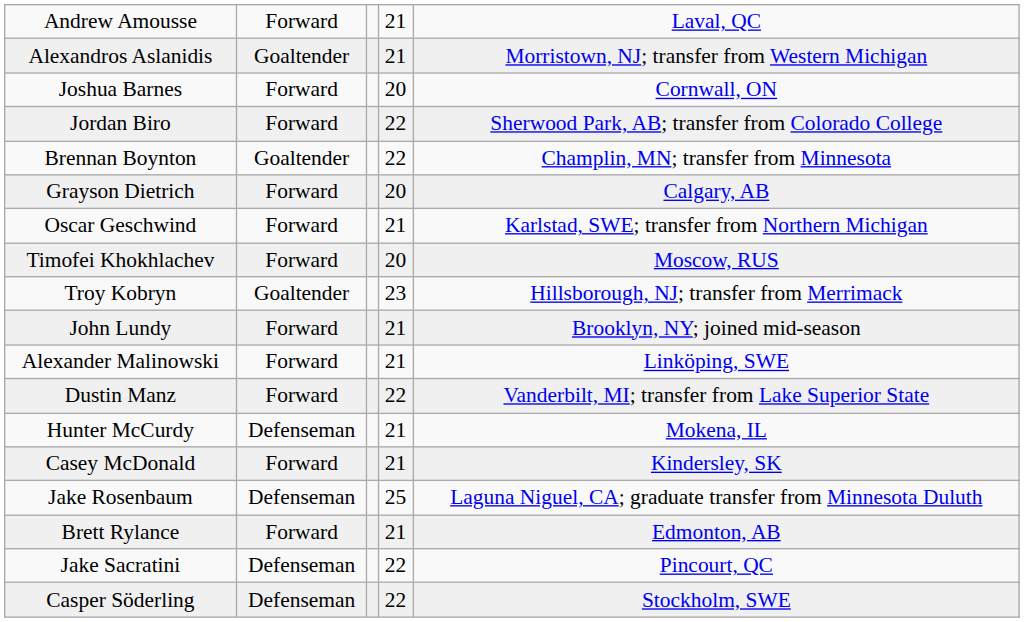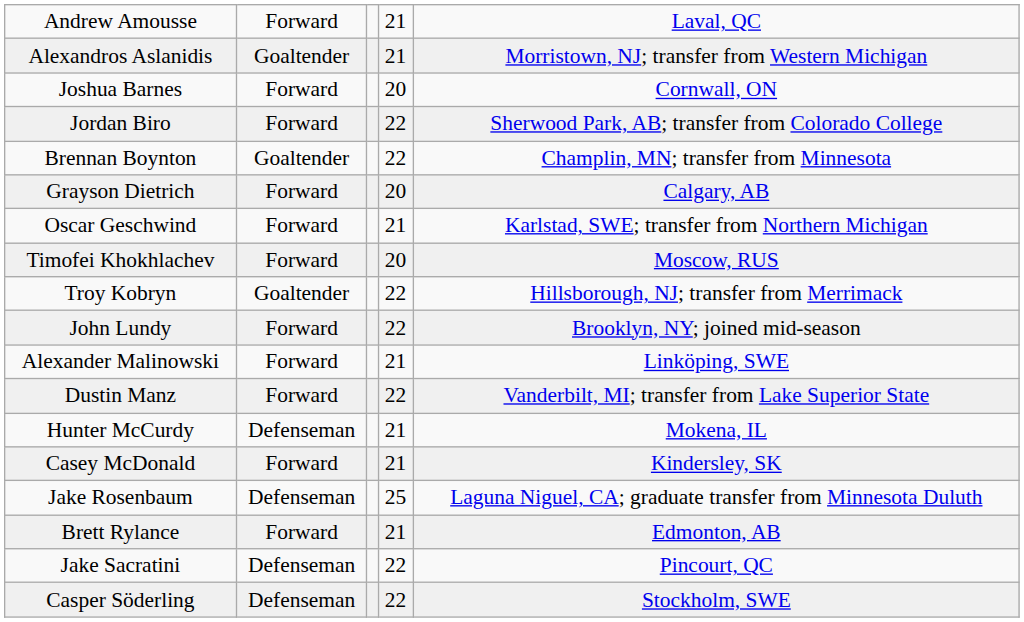(396, 293) 23 -> (396, 293) 22
(396, 327) 21 -> (396, 327) 22
